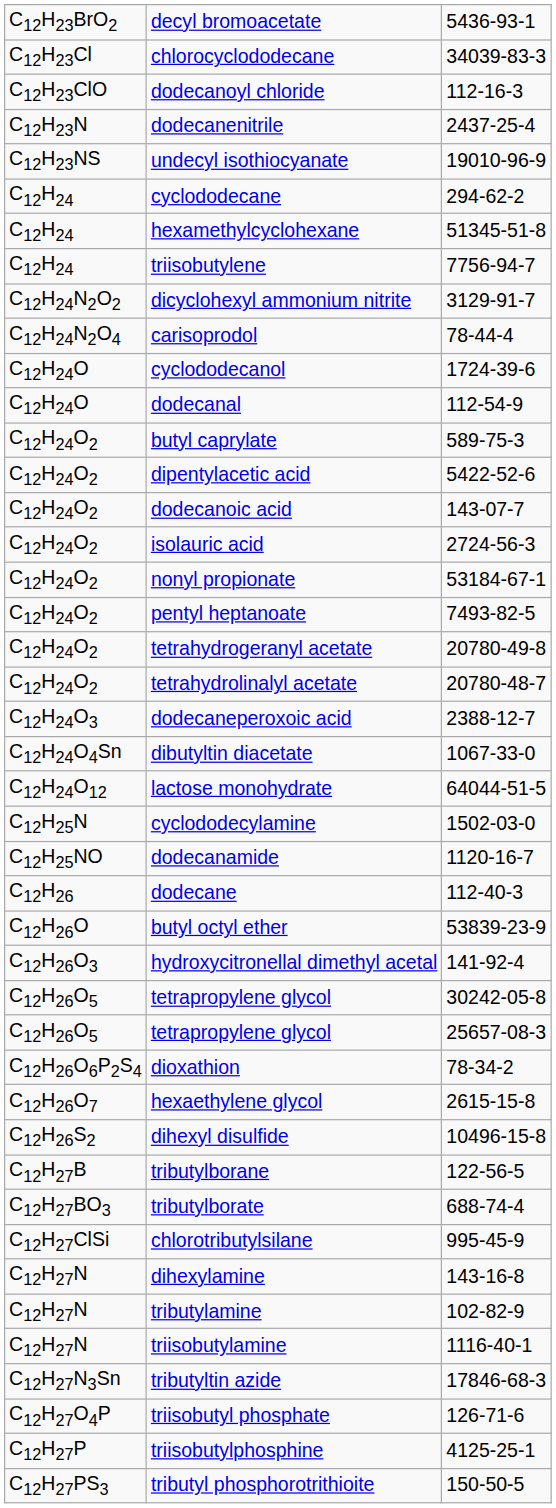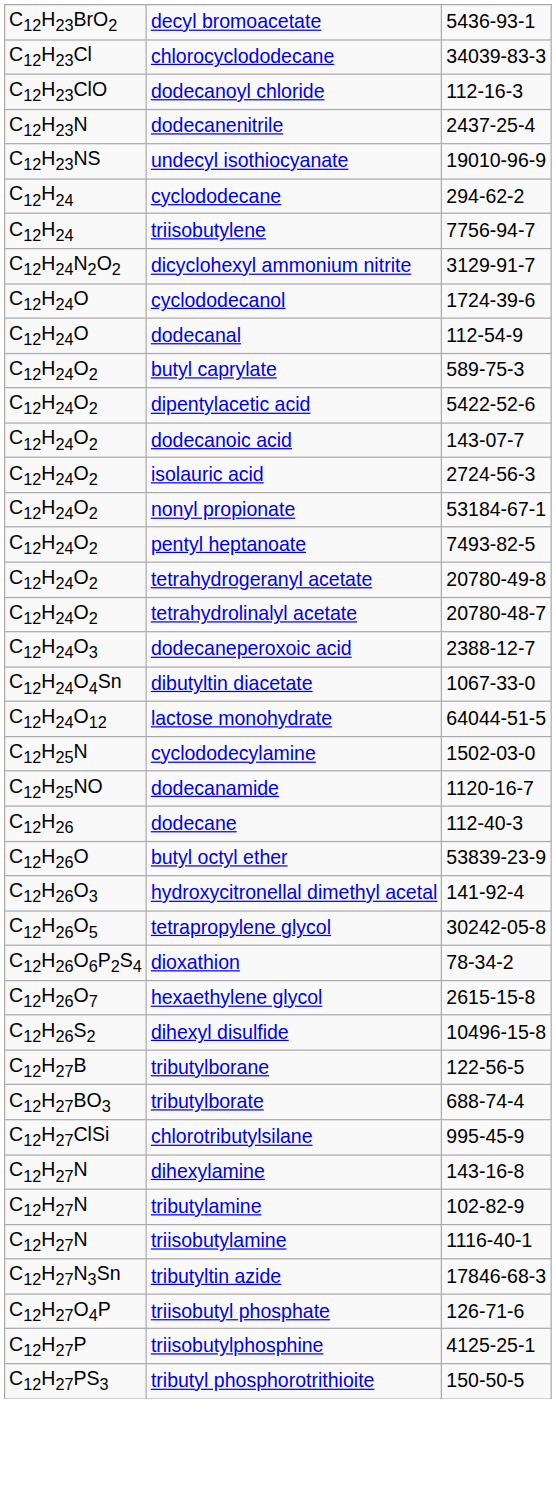- row: (255, 231)
- row: (204, 335)
- row: (241, 1032)
